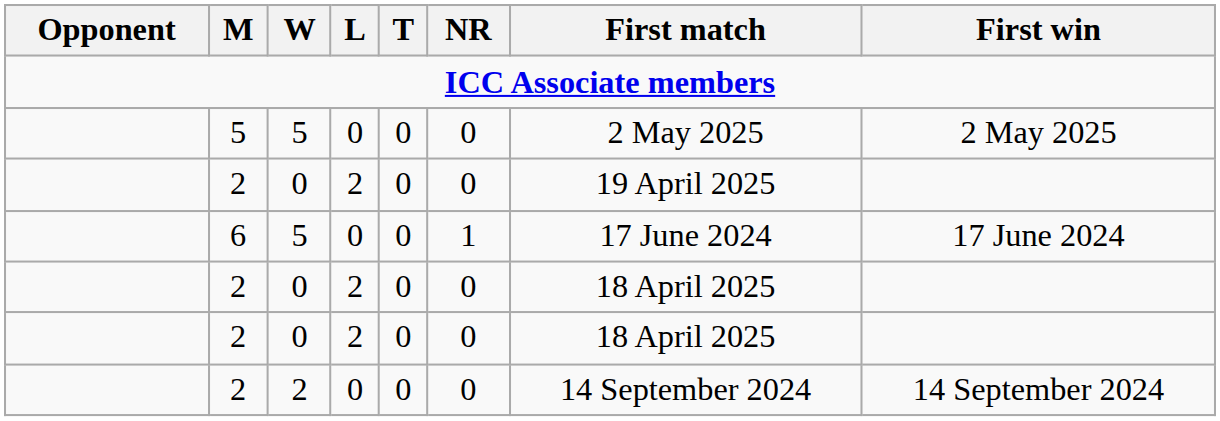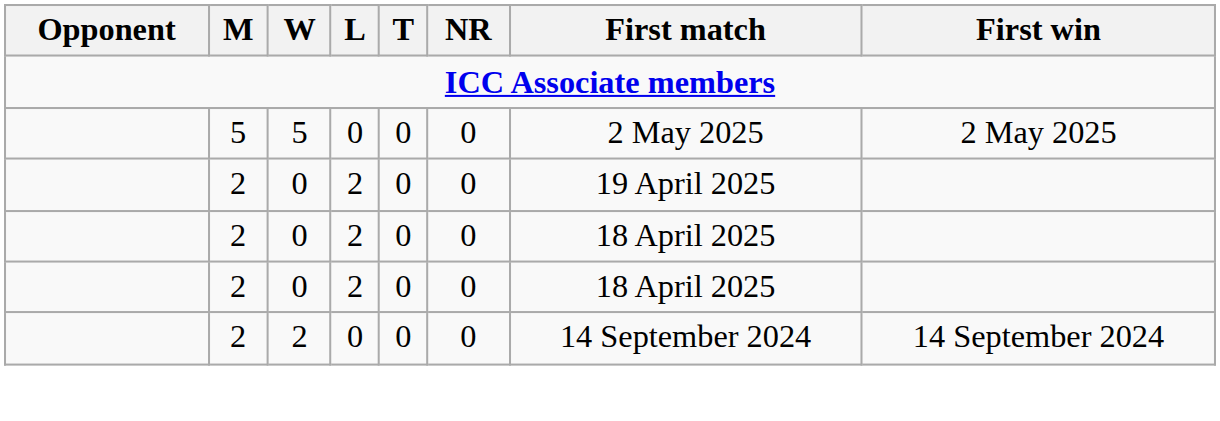- row: (238, 235)
